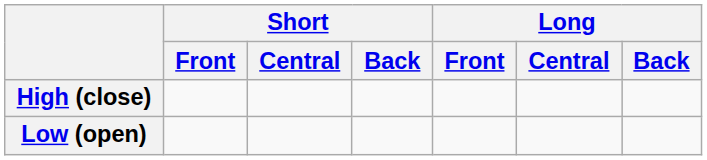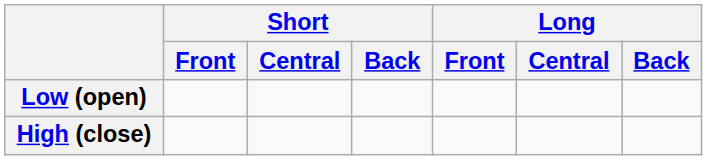rows swapped: (84, 97) <-> (84, 135)
